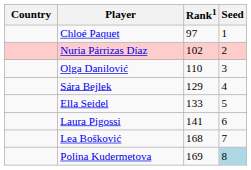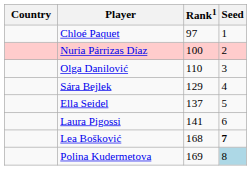(194, 51) 102 -> (194, 51) 100
(194, 103) 133 -> (194, 103) 137
(224, 138) normal -> (224, 138) bold
